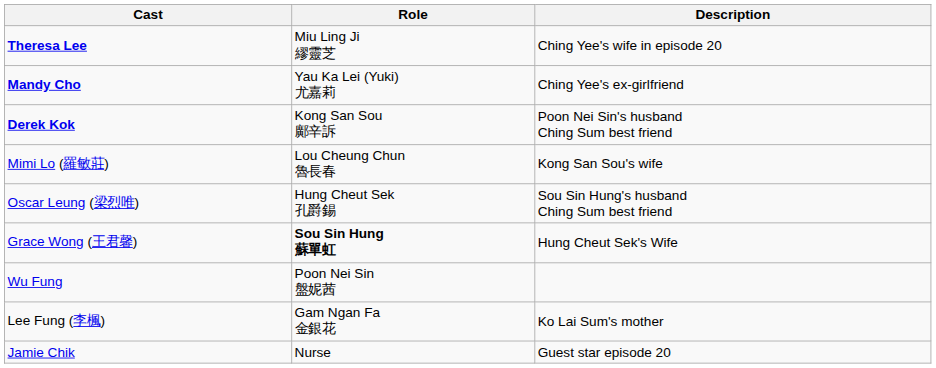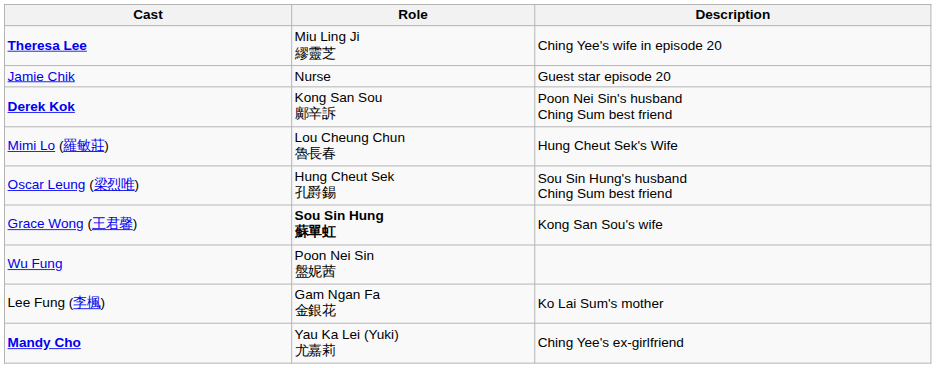rows swapped: (44, 85) <-> (41, 352)
(600, 164) Kong San Sou's wife -> (608, 146) Hung Cheut Sek's Wife
(608, 242) Hung Cheut Sek's Wife -> (600, 225) Kong San Sou's wife
